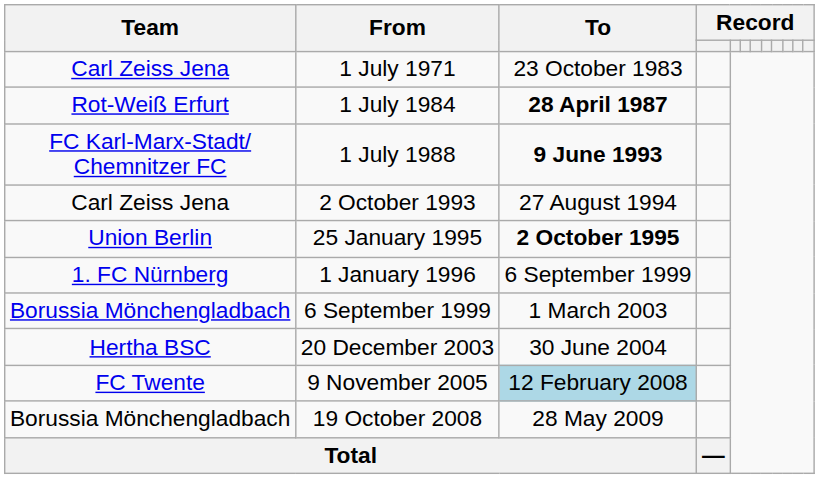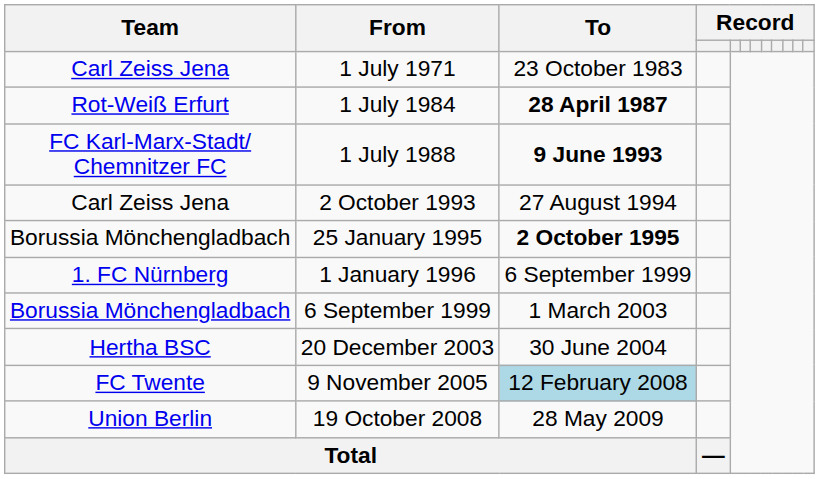(150, 238) Union Berlin -> (150, 238) Borussia Mönchengladbach
(150, 418) Borussia Mönchengladbach -> (150, 418) Union Berlin
